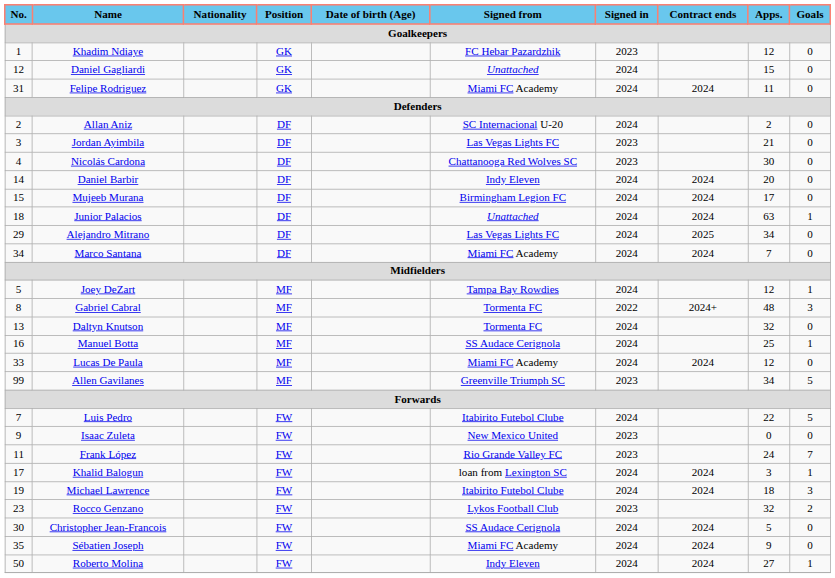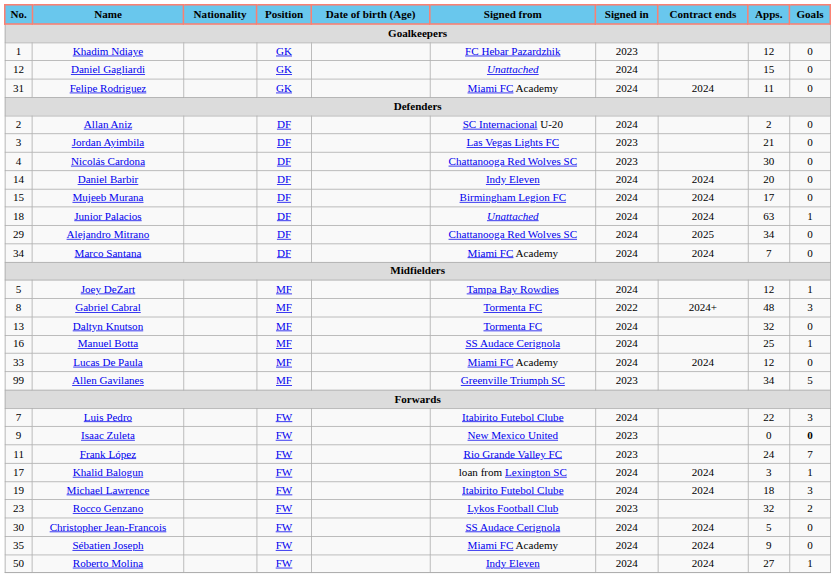(513, 235) Las Vegas Lights FC -> (513, 235) Chattanooga Red Wolves SC
(810, 417) 5 -> (810, 417) 3
(810, 436) normal -> (810, 436) bold
